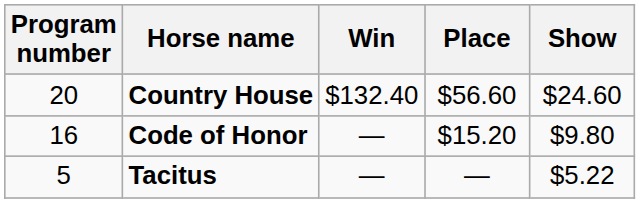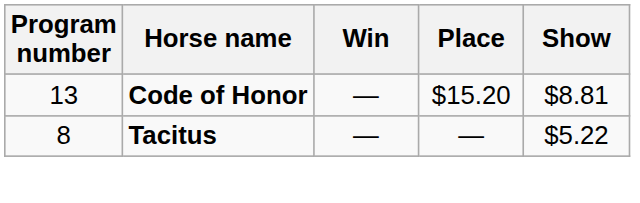- row: (221, 94)
(64, 135) 16 -> (64, 94) 13
(582, 135) $9.80 -> (576, 94) $8.81
(64, 176) 5 -> (64, 135) 8
